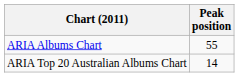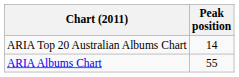rows swapped: (54, 44) <-> (97, 63)
